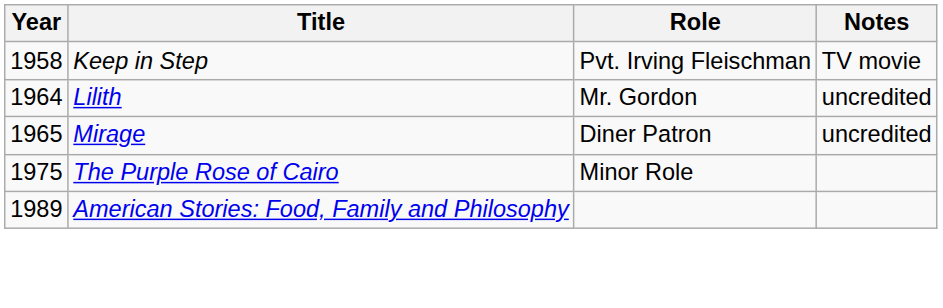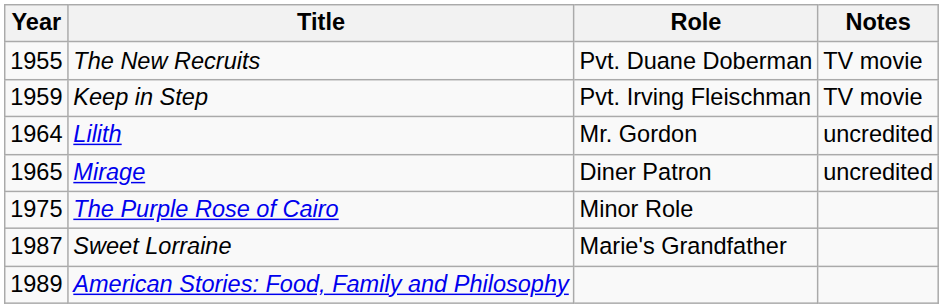+ row: (167, 60)
(36, 60) 1958 -> (36, 97) 1959
+ row: (152, 246)
